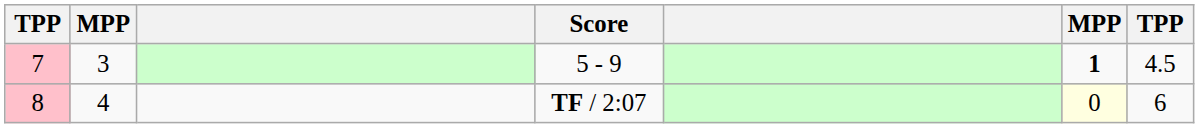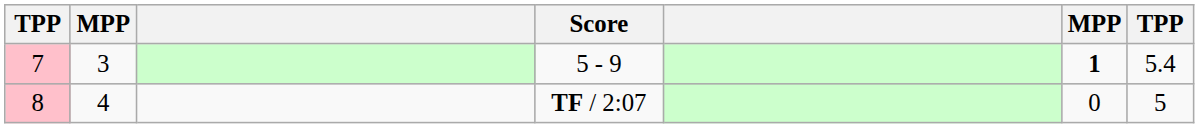(1160, 63) 4.5 -> (1160, 63) 5.4
(1095, 102) lightyellow background -> (1095, 102) no background
(1160, 102) 6 -> (1160, 102) 5
